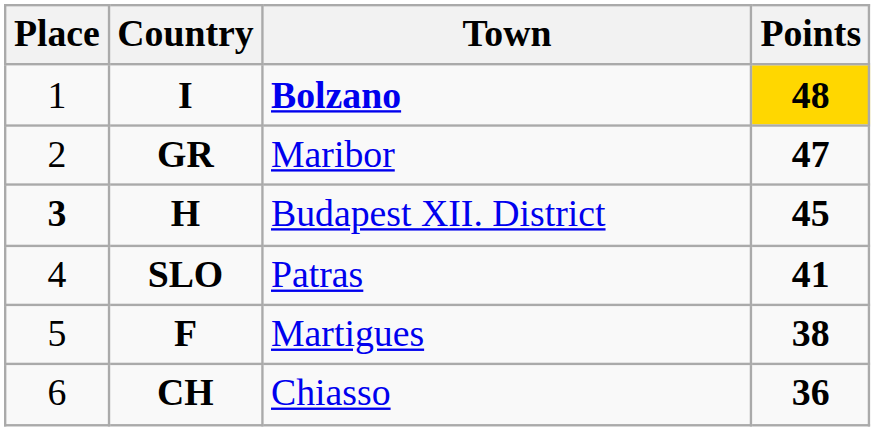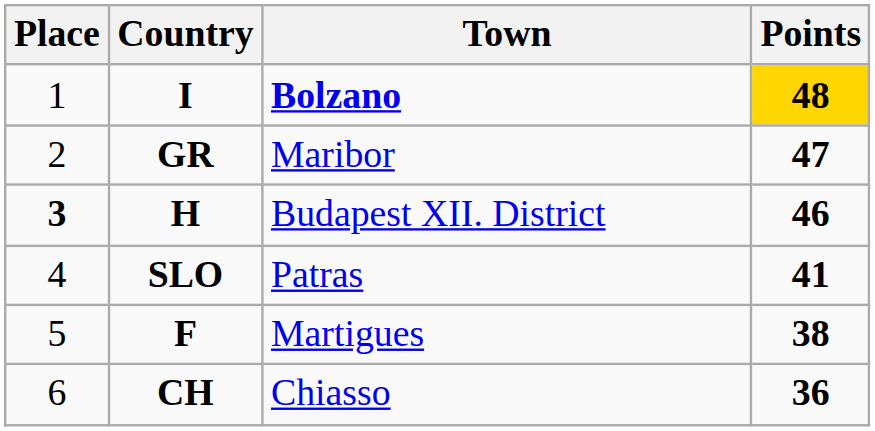(811, 214) 45 -> (811, 214) 46
